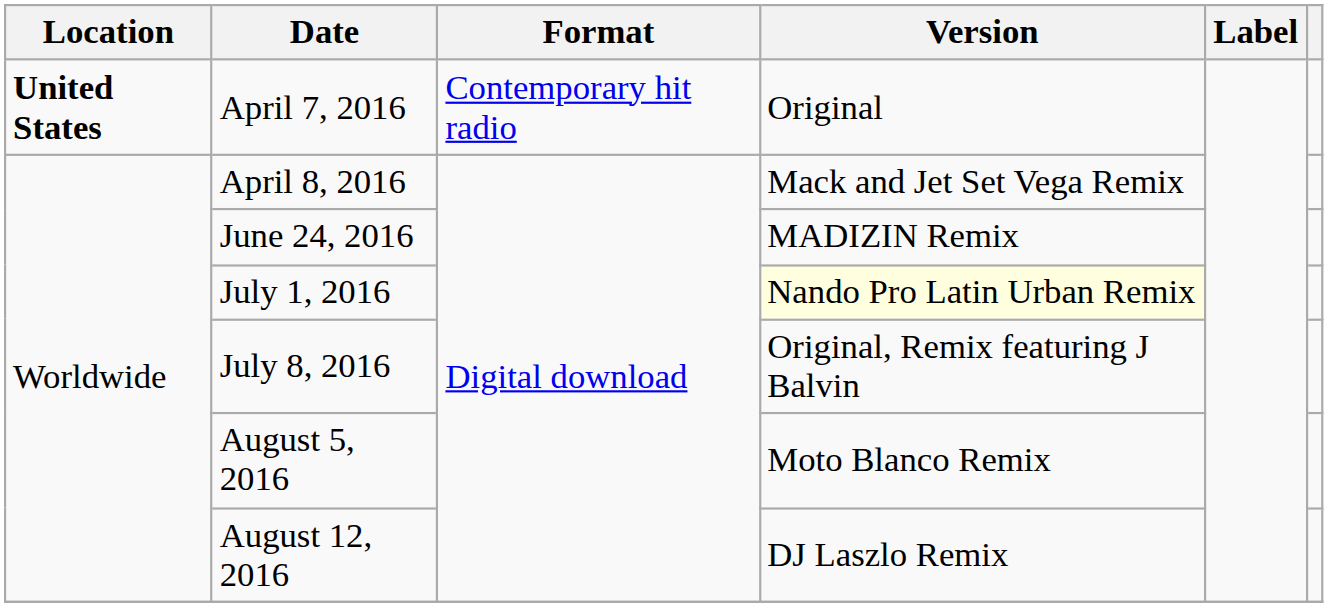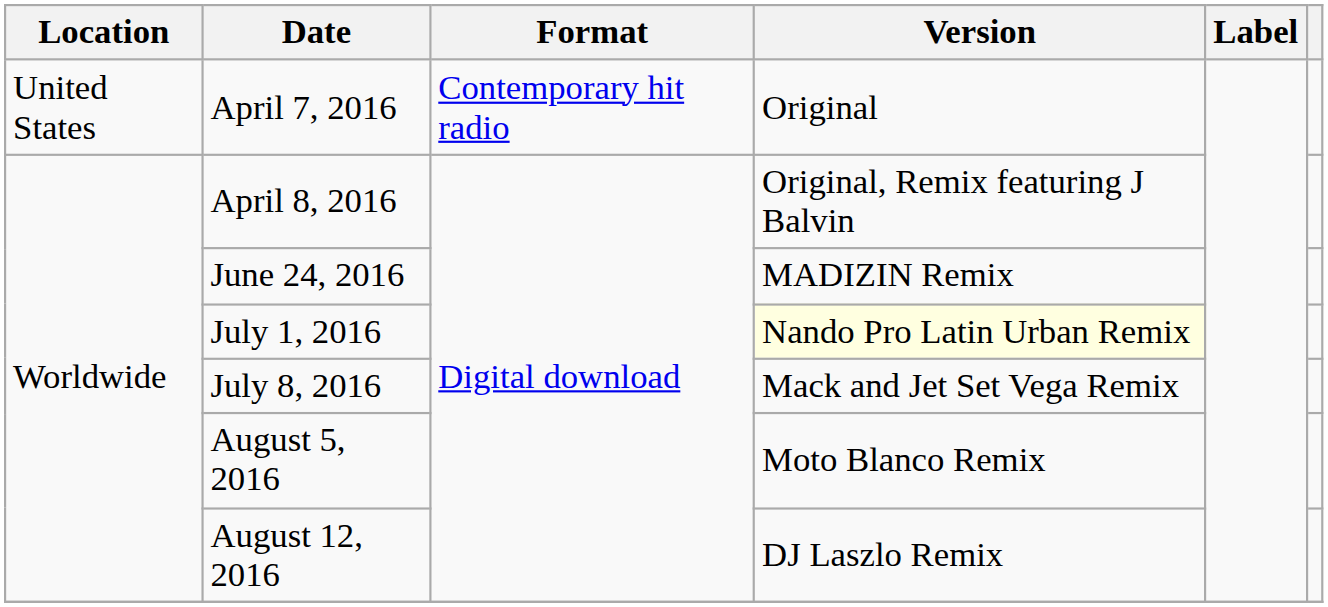(63, 106) bold -> (60, 106) normal
(976, 181) Mack and Jet Set Vega Remix -> (953, 200) Original, Remix featuring J Balvin
(958, 365) Original, Remix featuring J Balvin -> (971, 385) Mack and Jet Set Vega Remix
